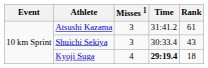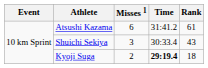(131, 28) 3 -> (131, 28) 6
(131, 57) 4 -> (131, 57) 2
